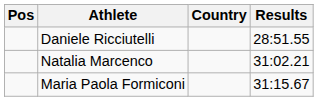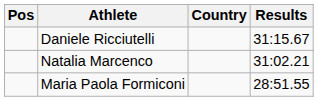(281, 38) 28:51.55 -> (281, 38) 31:15.67
(281, 84) 31:15.67 -> (281, 84) 28:51.55
